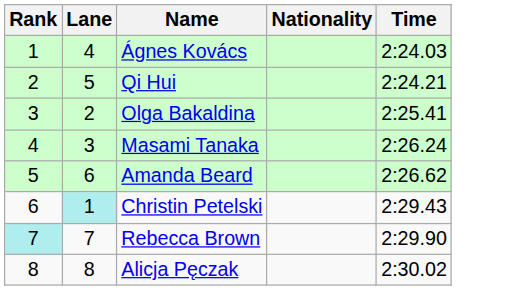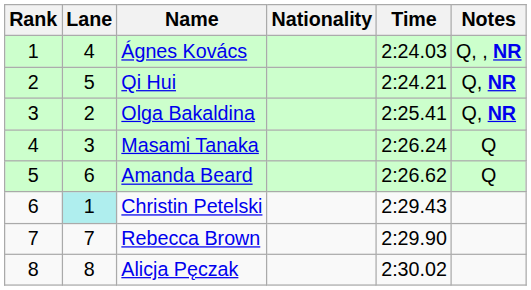+ column: (489, 20)
(33, 238) paleturquoise background -> (33, 238) no background
